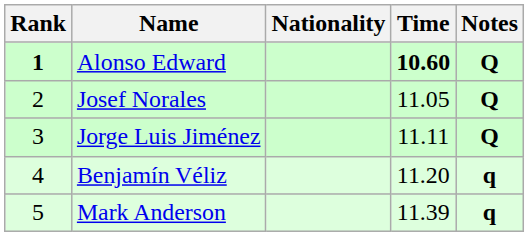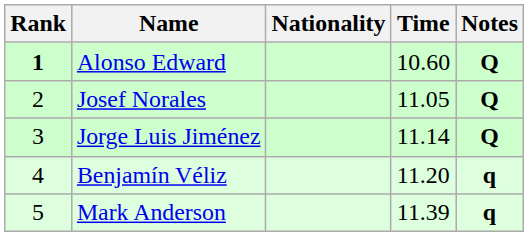(423, 61) bold -> (423, 61) normal
(423, 136) 11.11 -> (423, 136) 11.14
